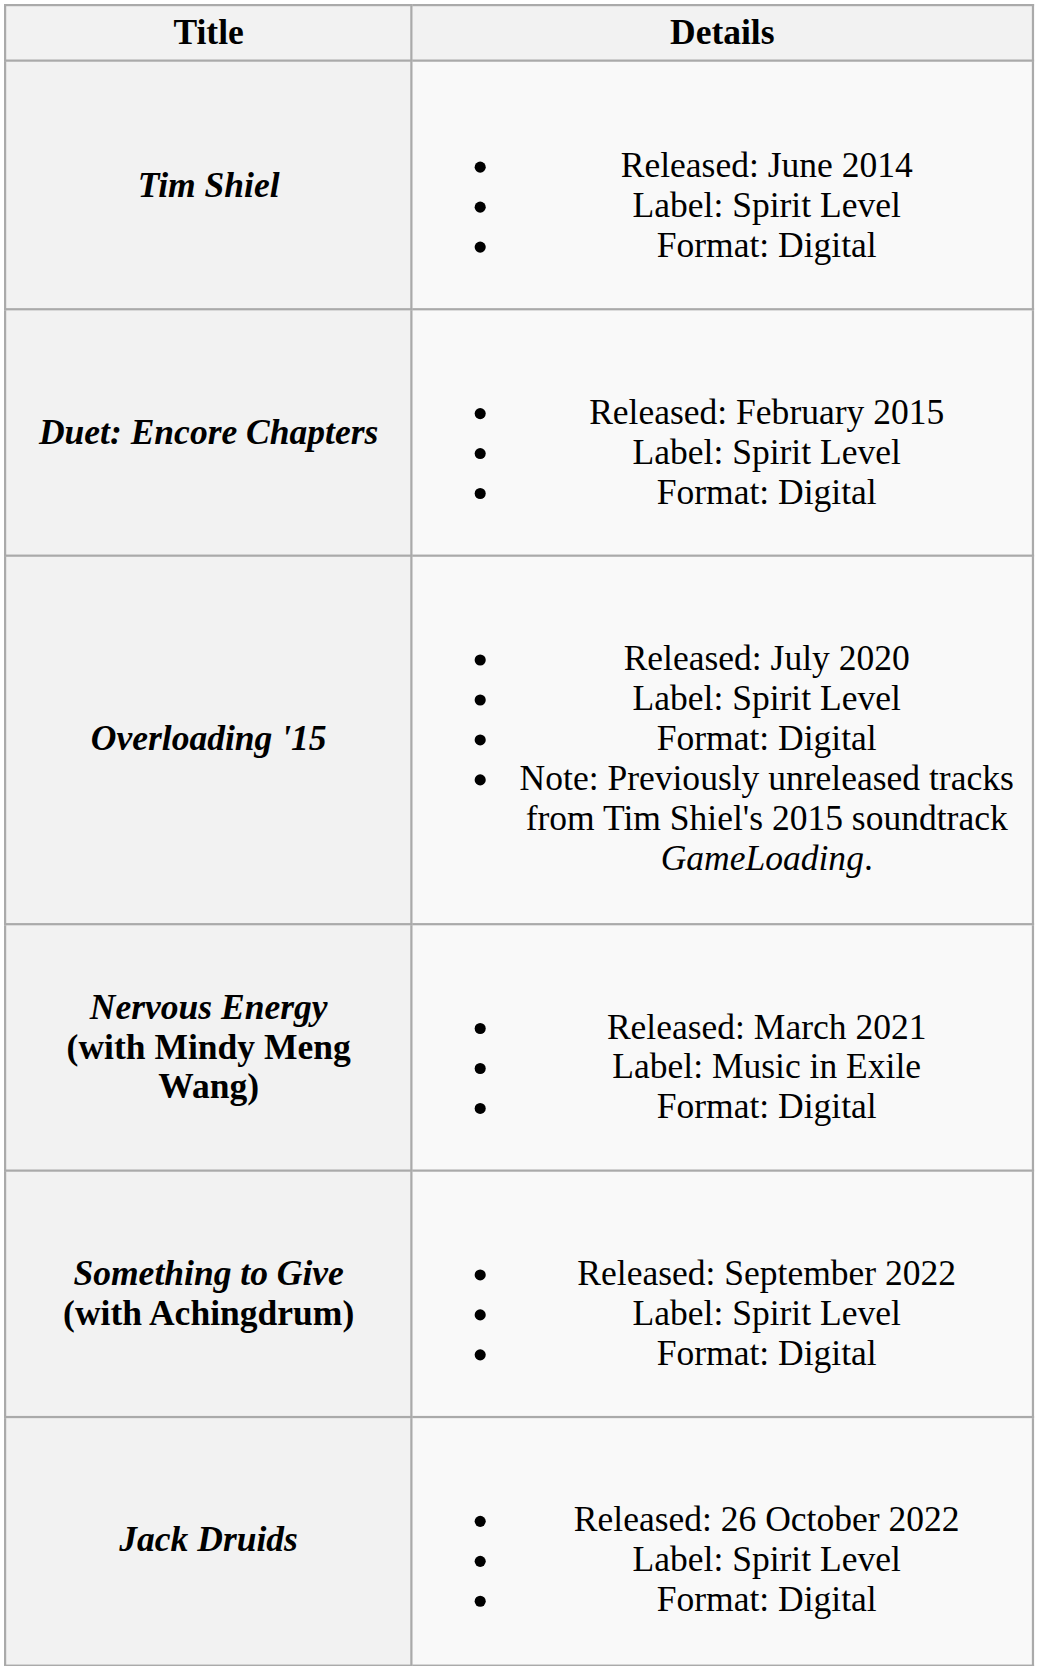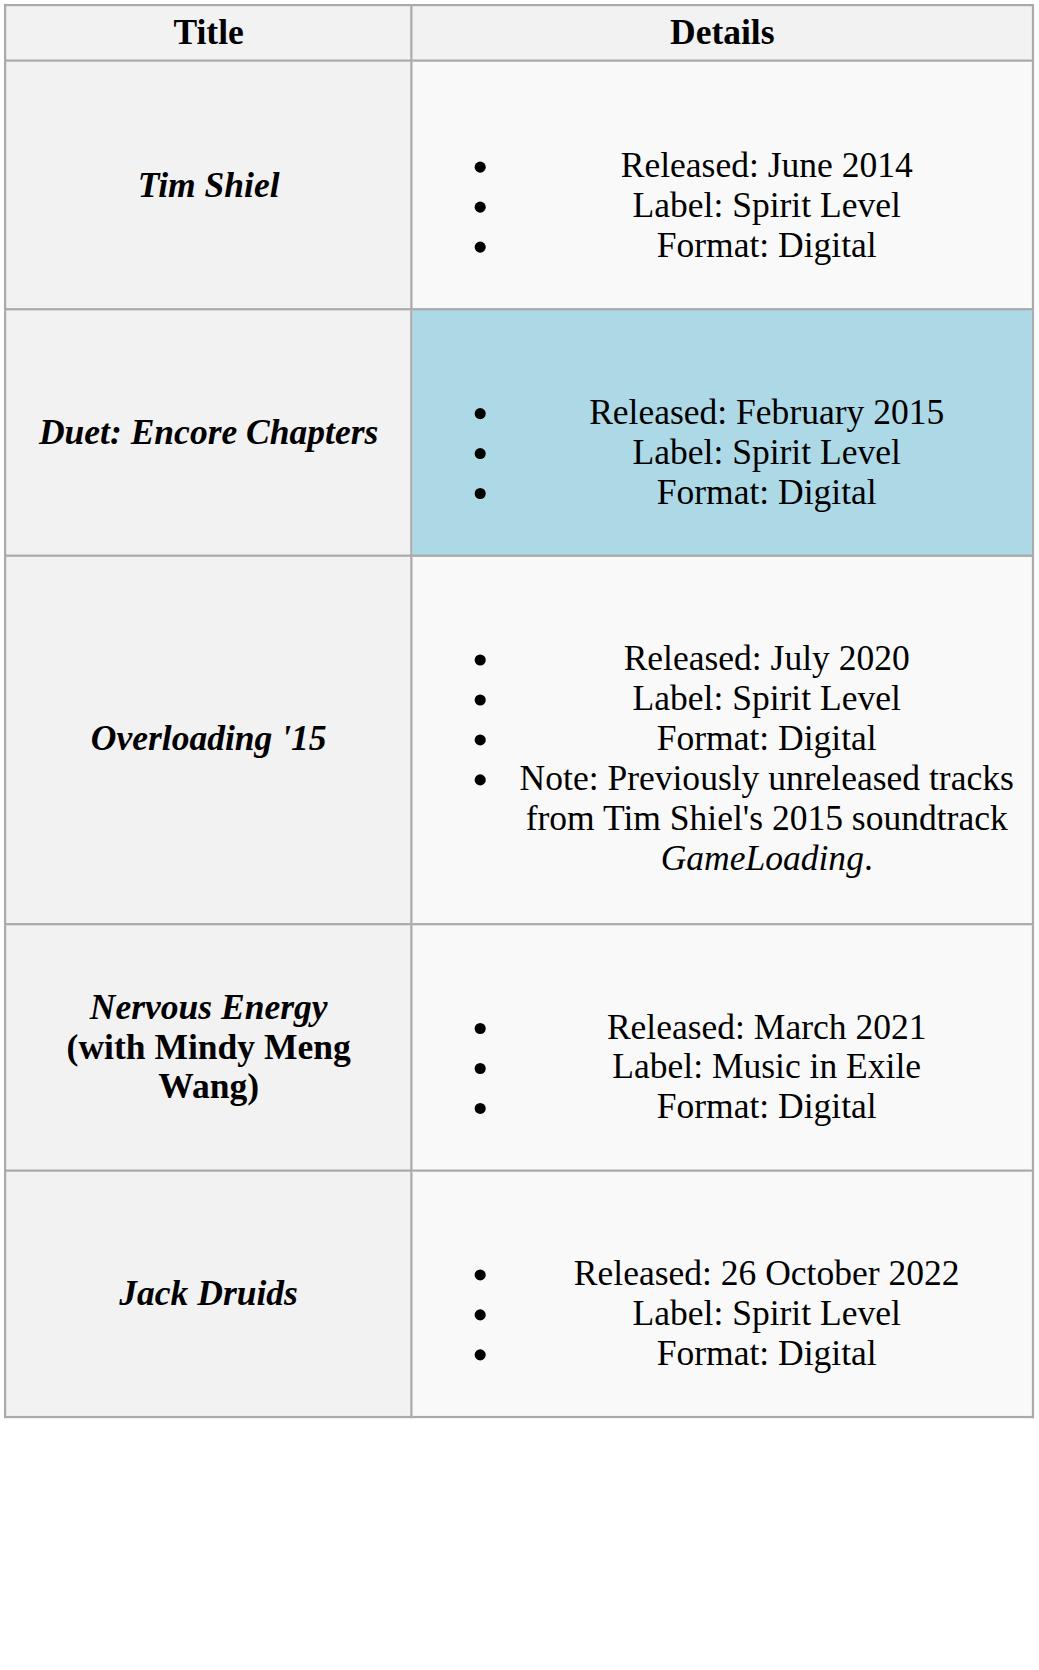(722, 452) no background -> (722, 452) lightblue background
- row: (209, 1293)
